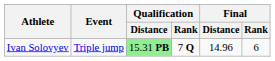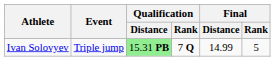(221, 47) 14.96 -> (221, 47) 14.99
(256, 47) 6 -> (256, 47) 5
